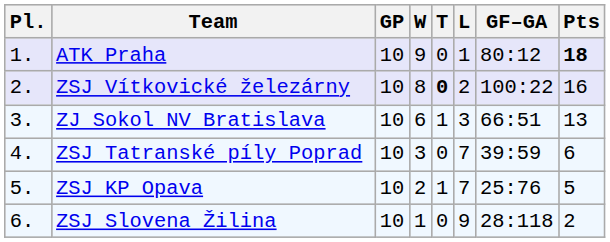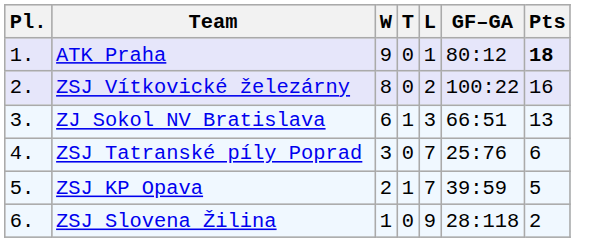- column: (392, 21)
(442, 88) bold -> (408, 88) normal
(511, 154) 39:59 -> (476, 154) 25:76
(511, 188) 25:76 -> (476, 188) 39:59
